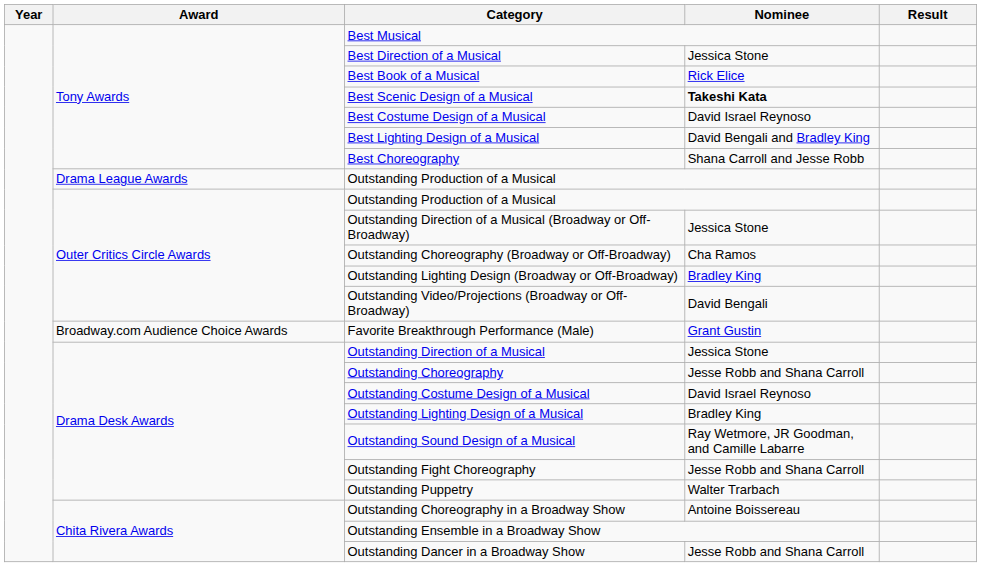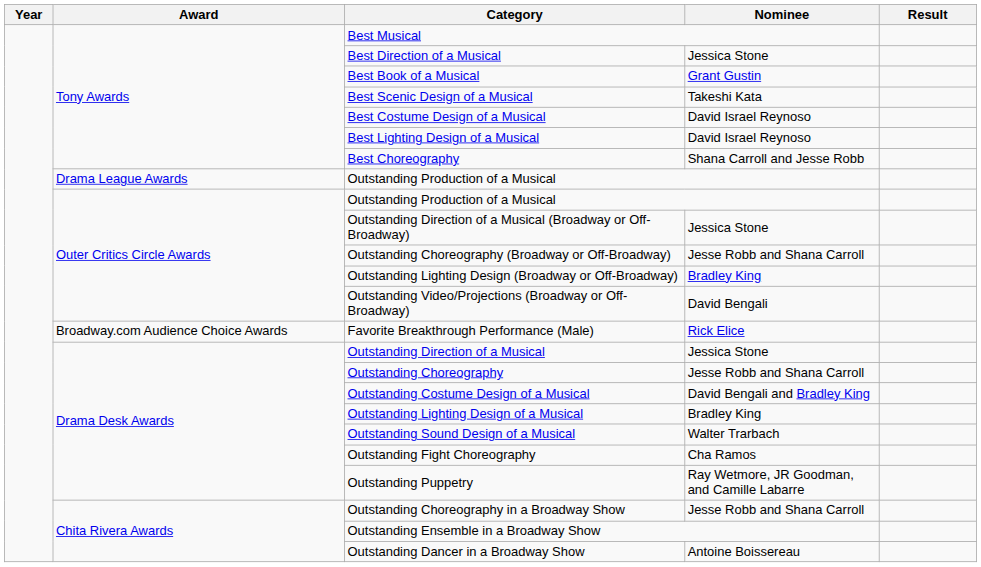(716, 76) Rick Elice -> (724, 76) Grant Gustin
(727, 96) bold -> (725, 96) normal
(779, 138) David Bengali and Bradley King -> (749, 138) David Israel Reynoso
(722, 255) Cha Ramos -> (776, 255) Jesse Robb and Shana Carroll
(724, 331) Grant Gustin -> (716, 331) Rick Elice
(749, 393) David Israel Reynoso -> (779, 393) David Bengali and Bradley King
(771, 441) Ray Wetmore, JR Goodman, and Camille Labarre -> (734, 434) Walter Trarbach
(776, 469) Jesse Robb and Shana Carroll -> (722, 455) Cha Ramos
(734, 490) Walter Trarbach -> (771, 482) Ray Wetmore, JR Goodman, and Camille Labarre
(744, 510) Antoine Boissereau -> (776, 510) Jesse Robb and Shana Carroll
(776, 551) Jesse Robb and Shana Carroll -> (744, 551) Antoine Boissereau
